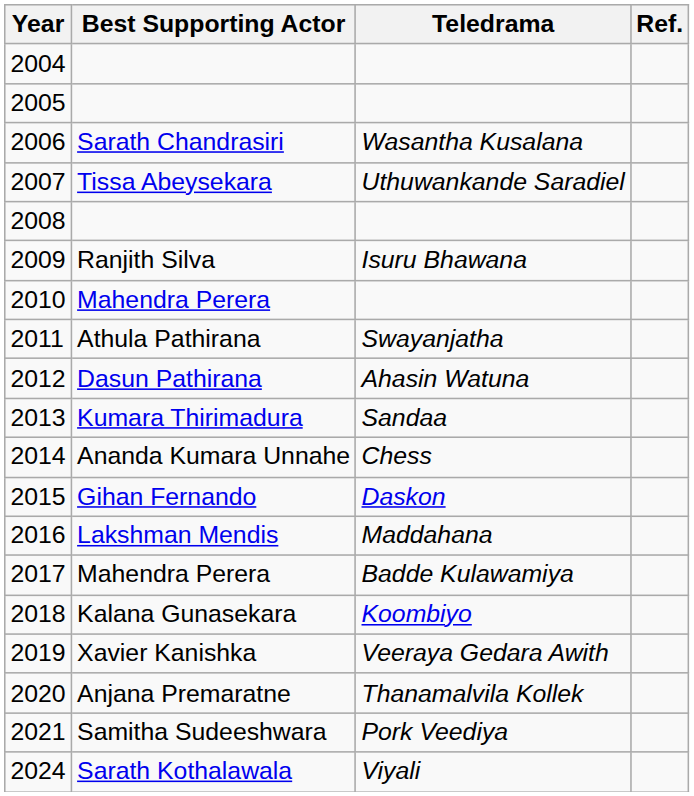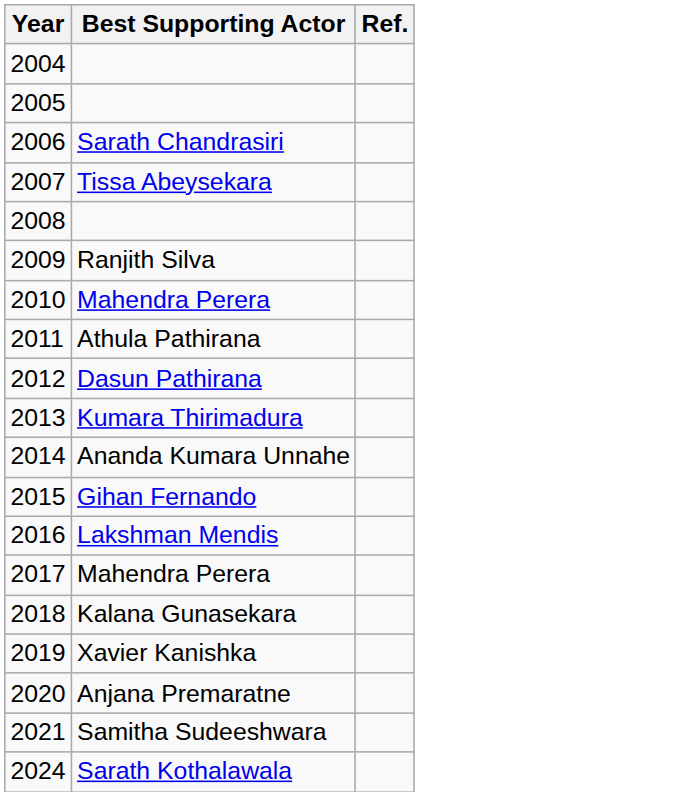- column: (493, 24)
